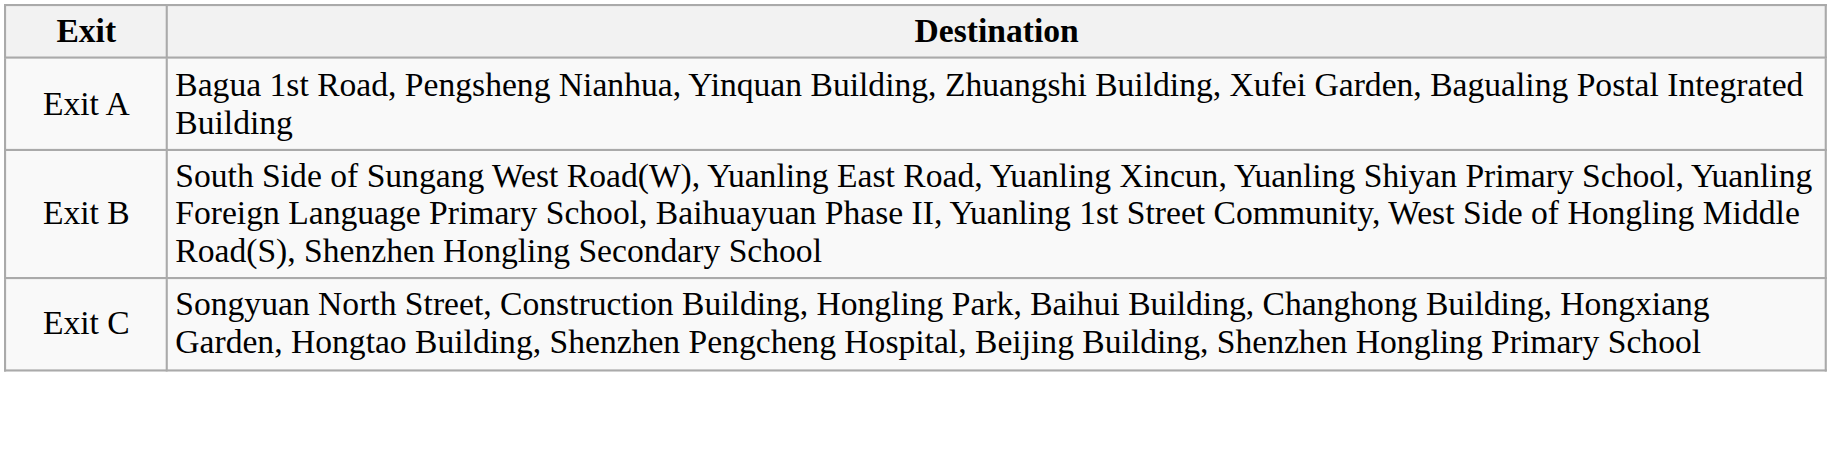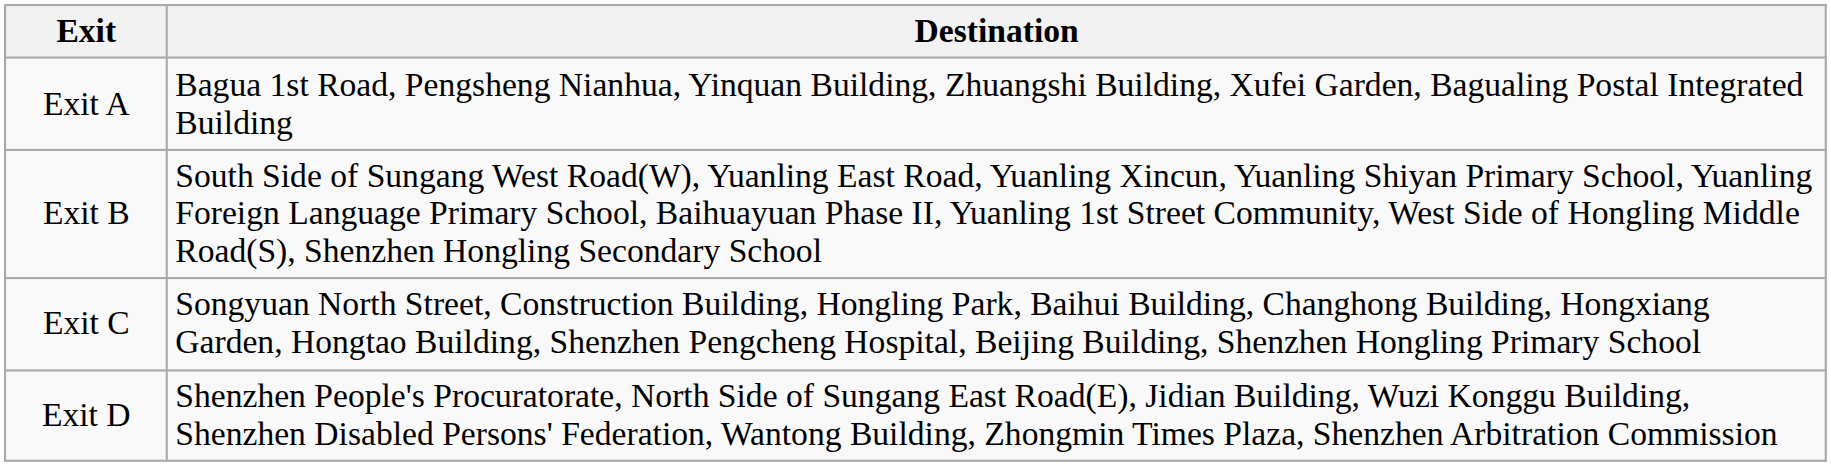+ row: (86, 414)
